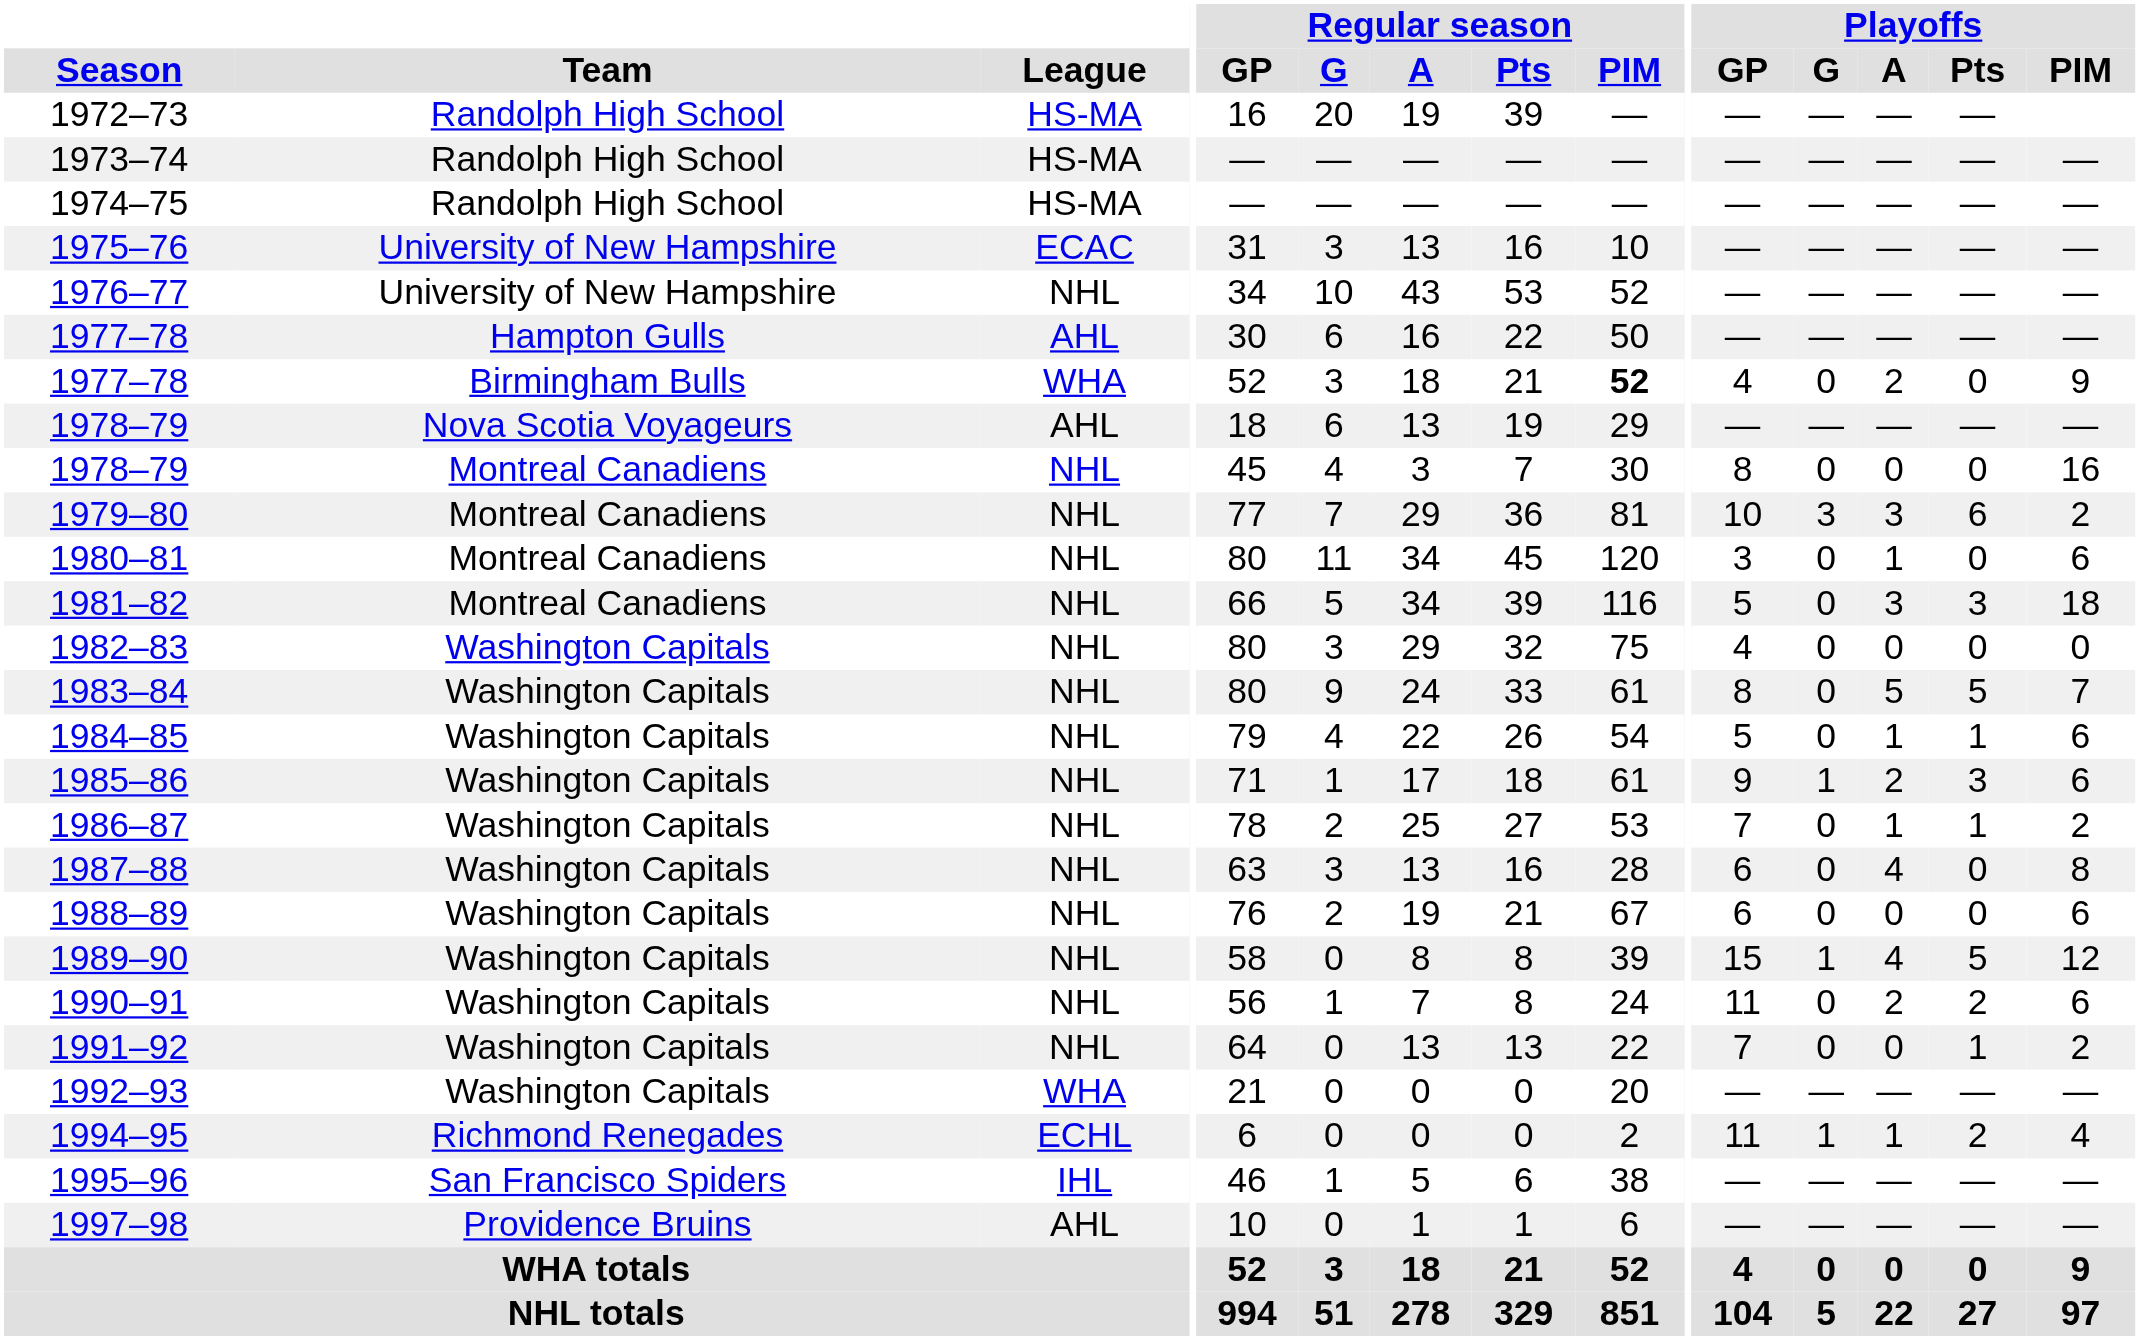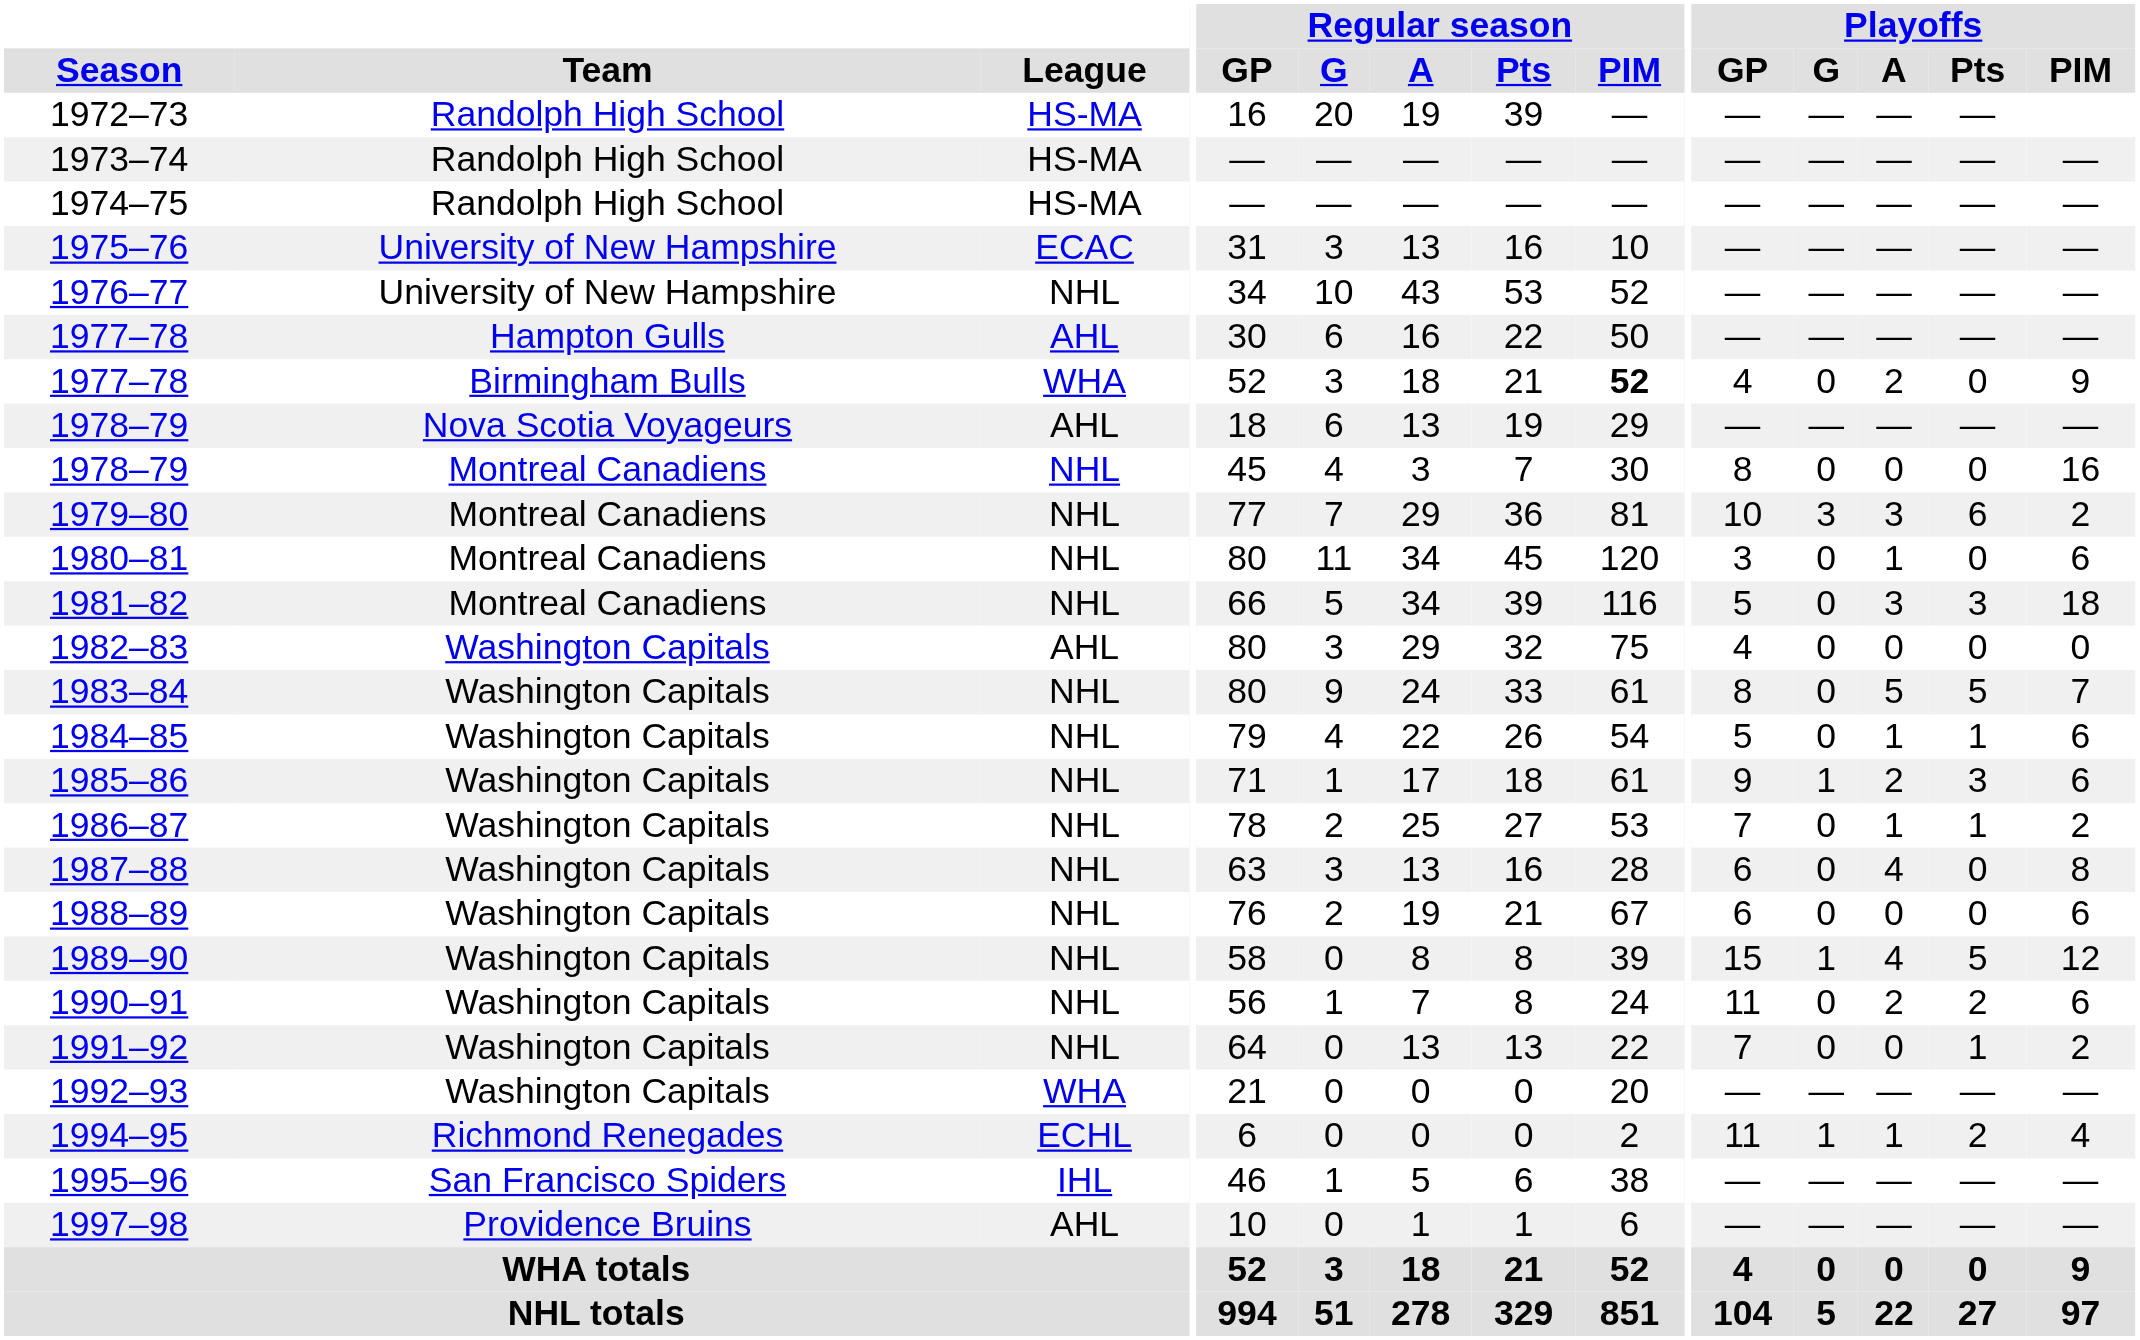(1085, 647) NHL -> (1085, 647) AHL
